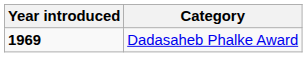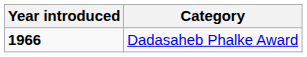(24, 39) 1969 -> (24, 39) 1966
